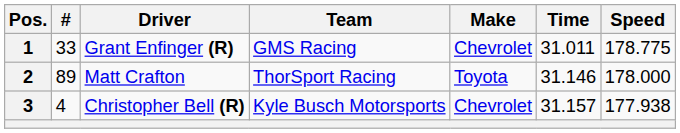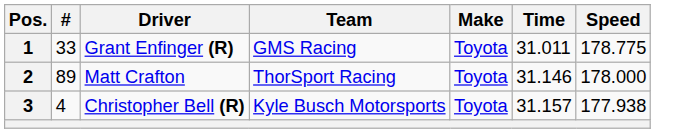(493, 48) Chevrolet -> (481, 48) Toyota
(493, 106) Chevrolet -> (481, 106) Toyota
